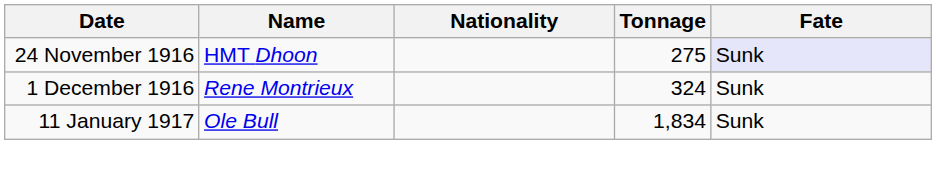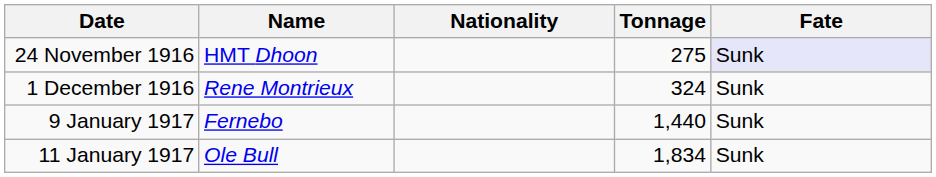+ row: (122, 121)
